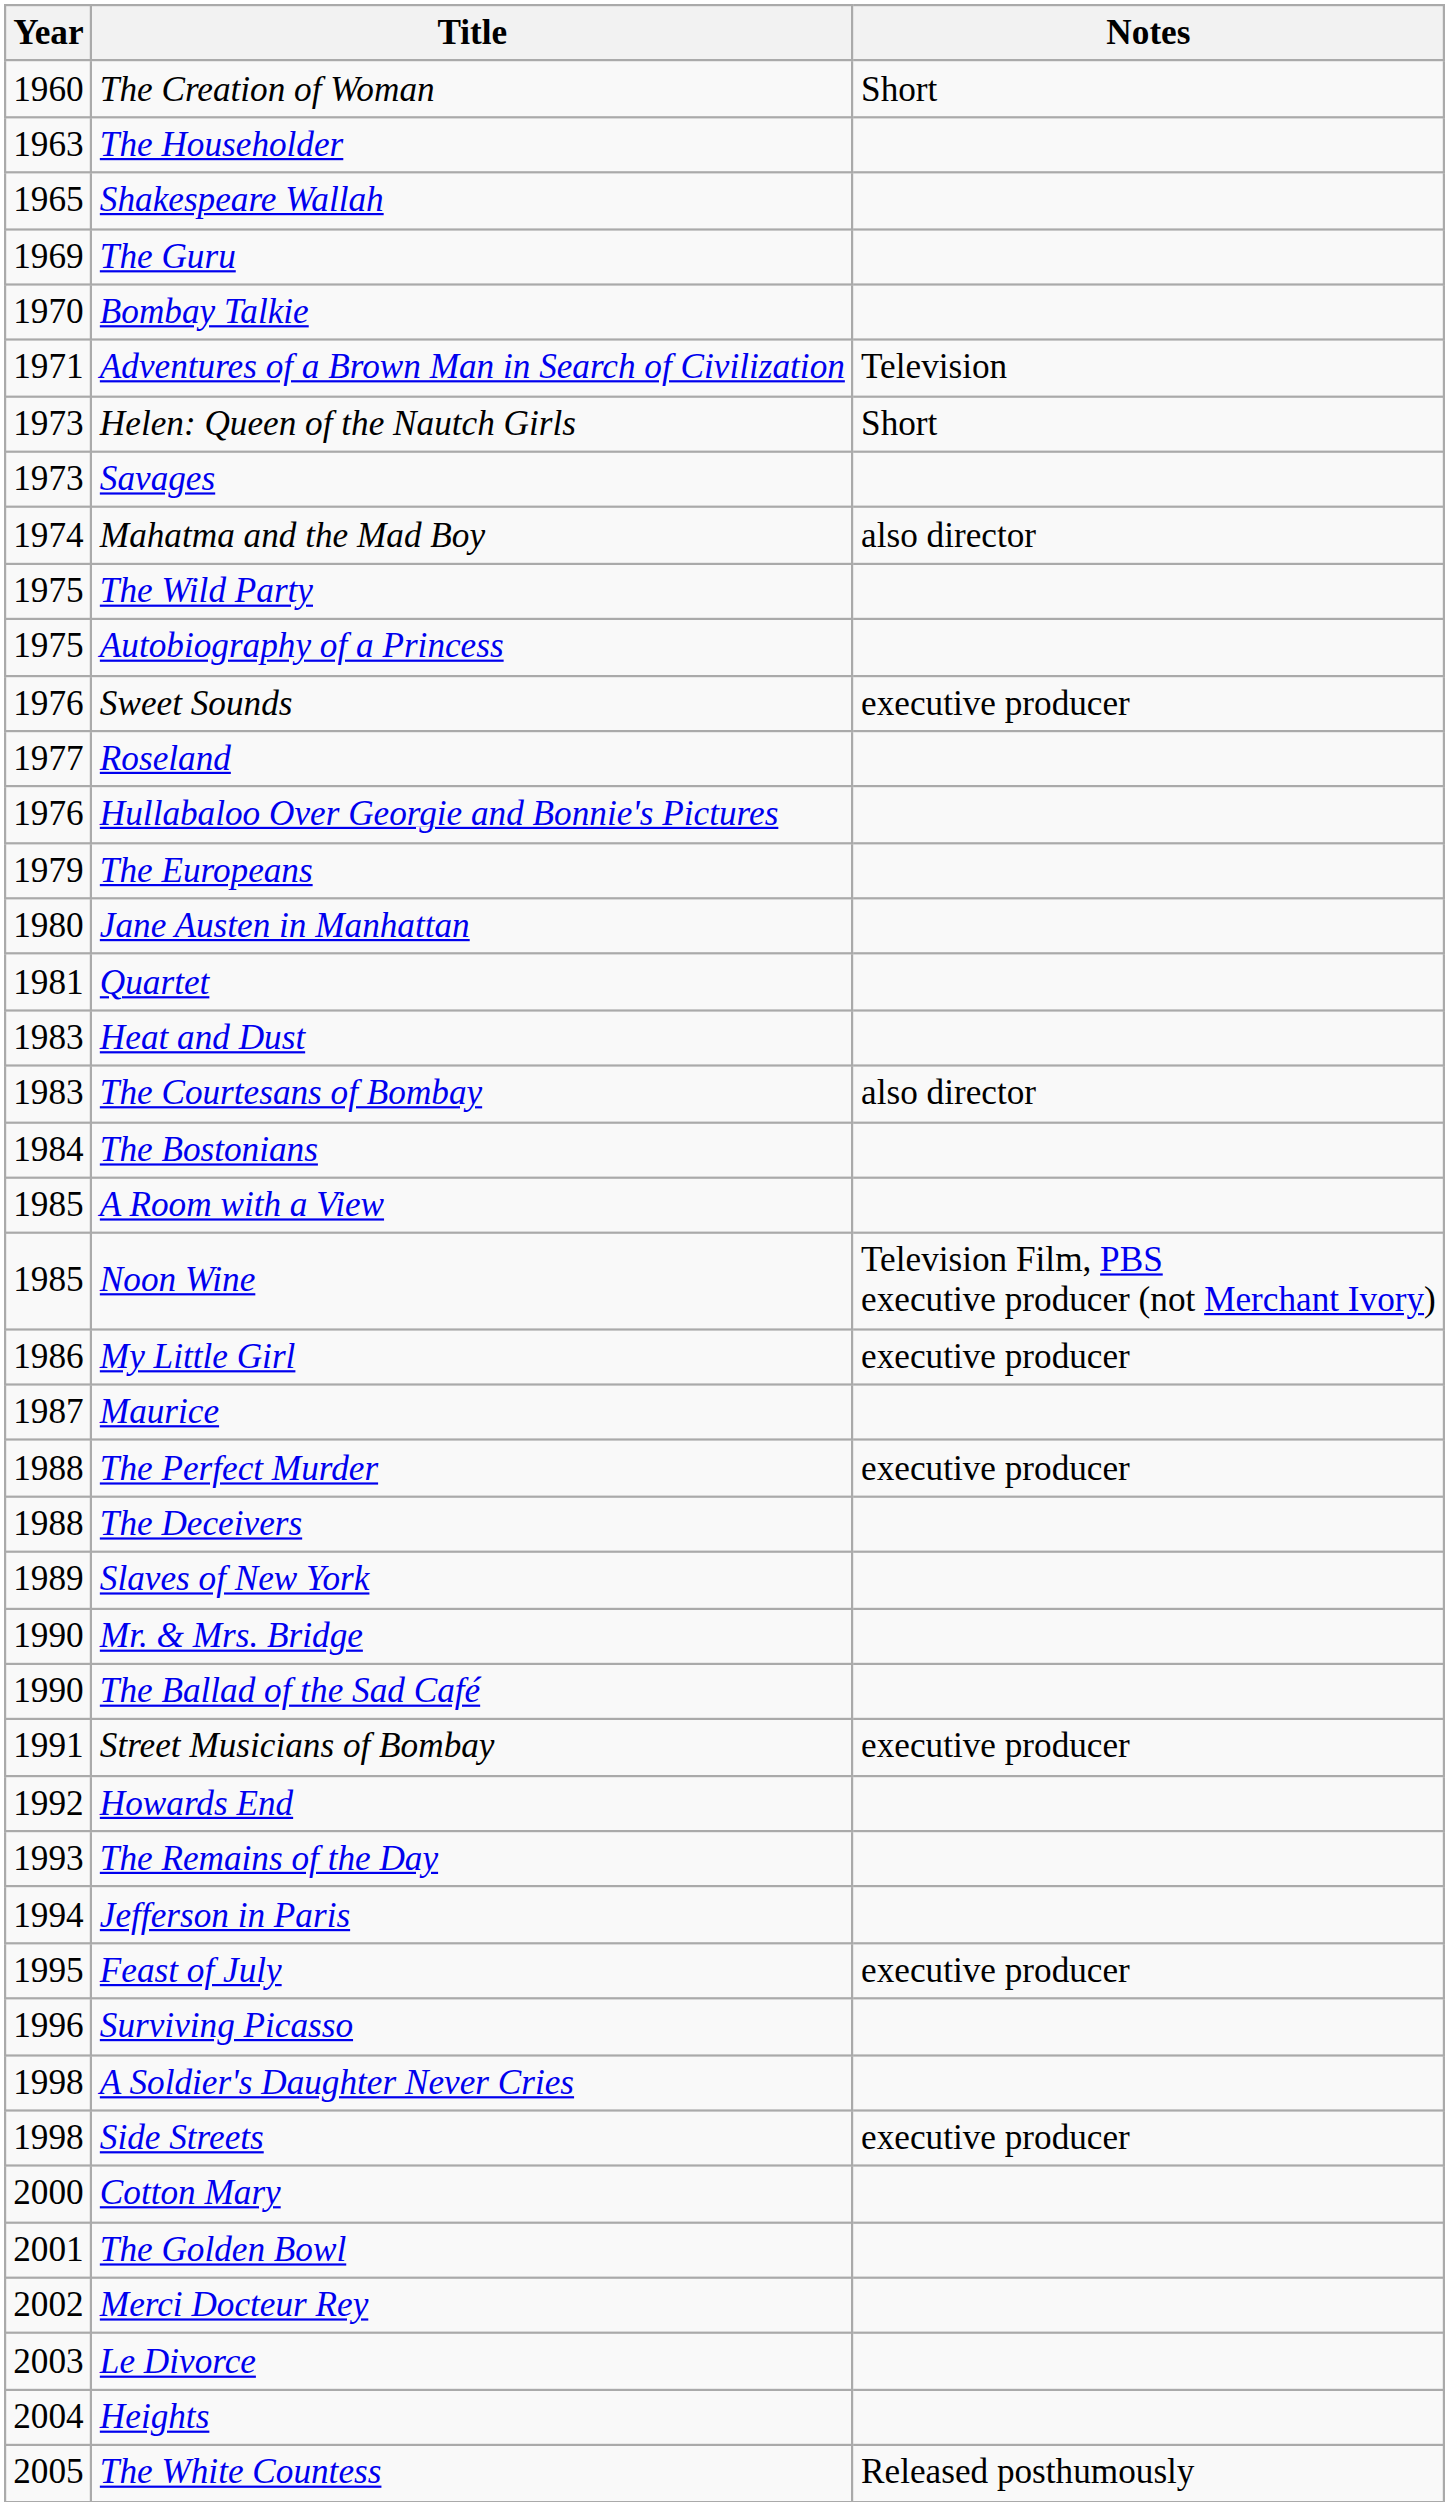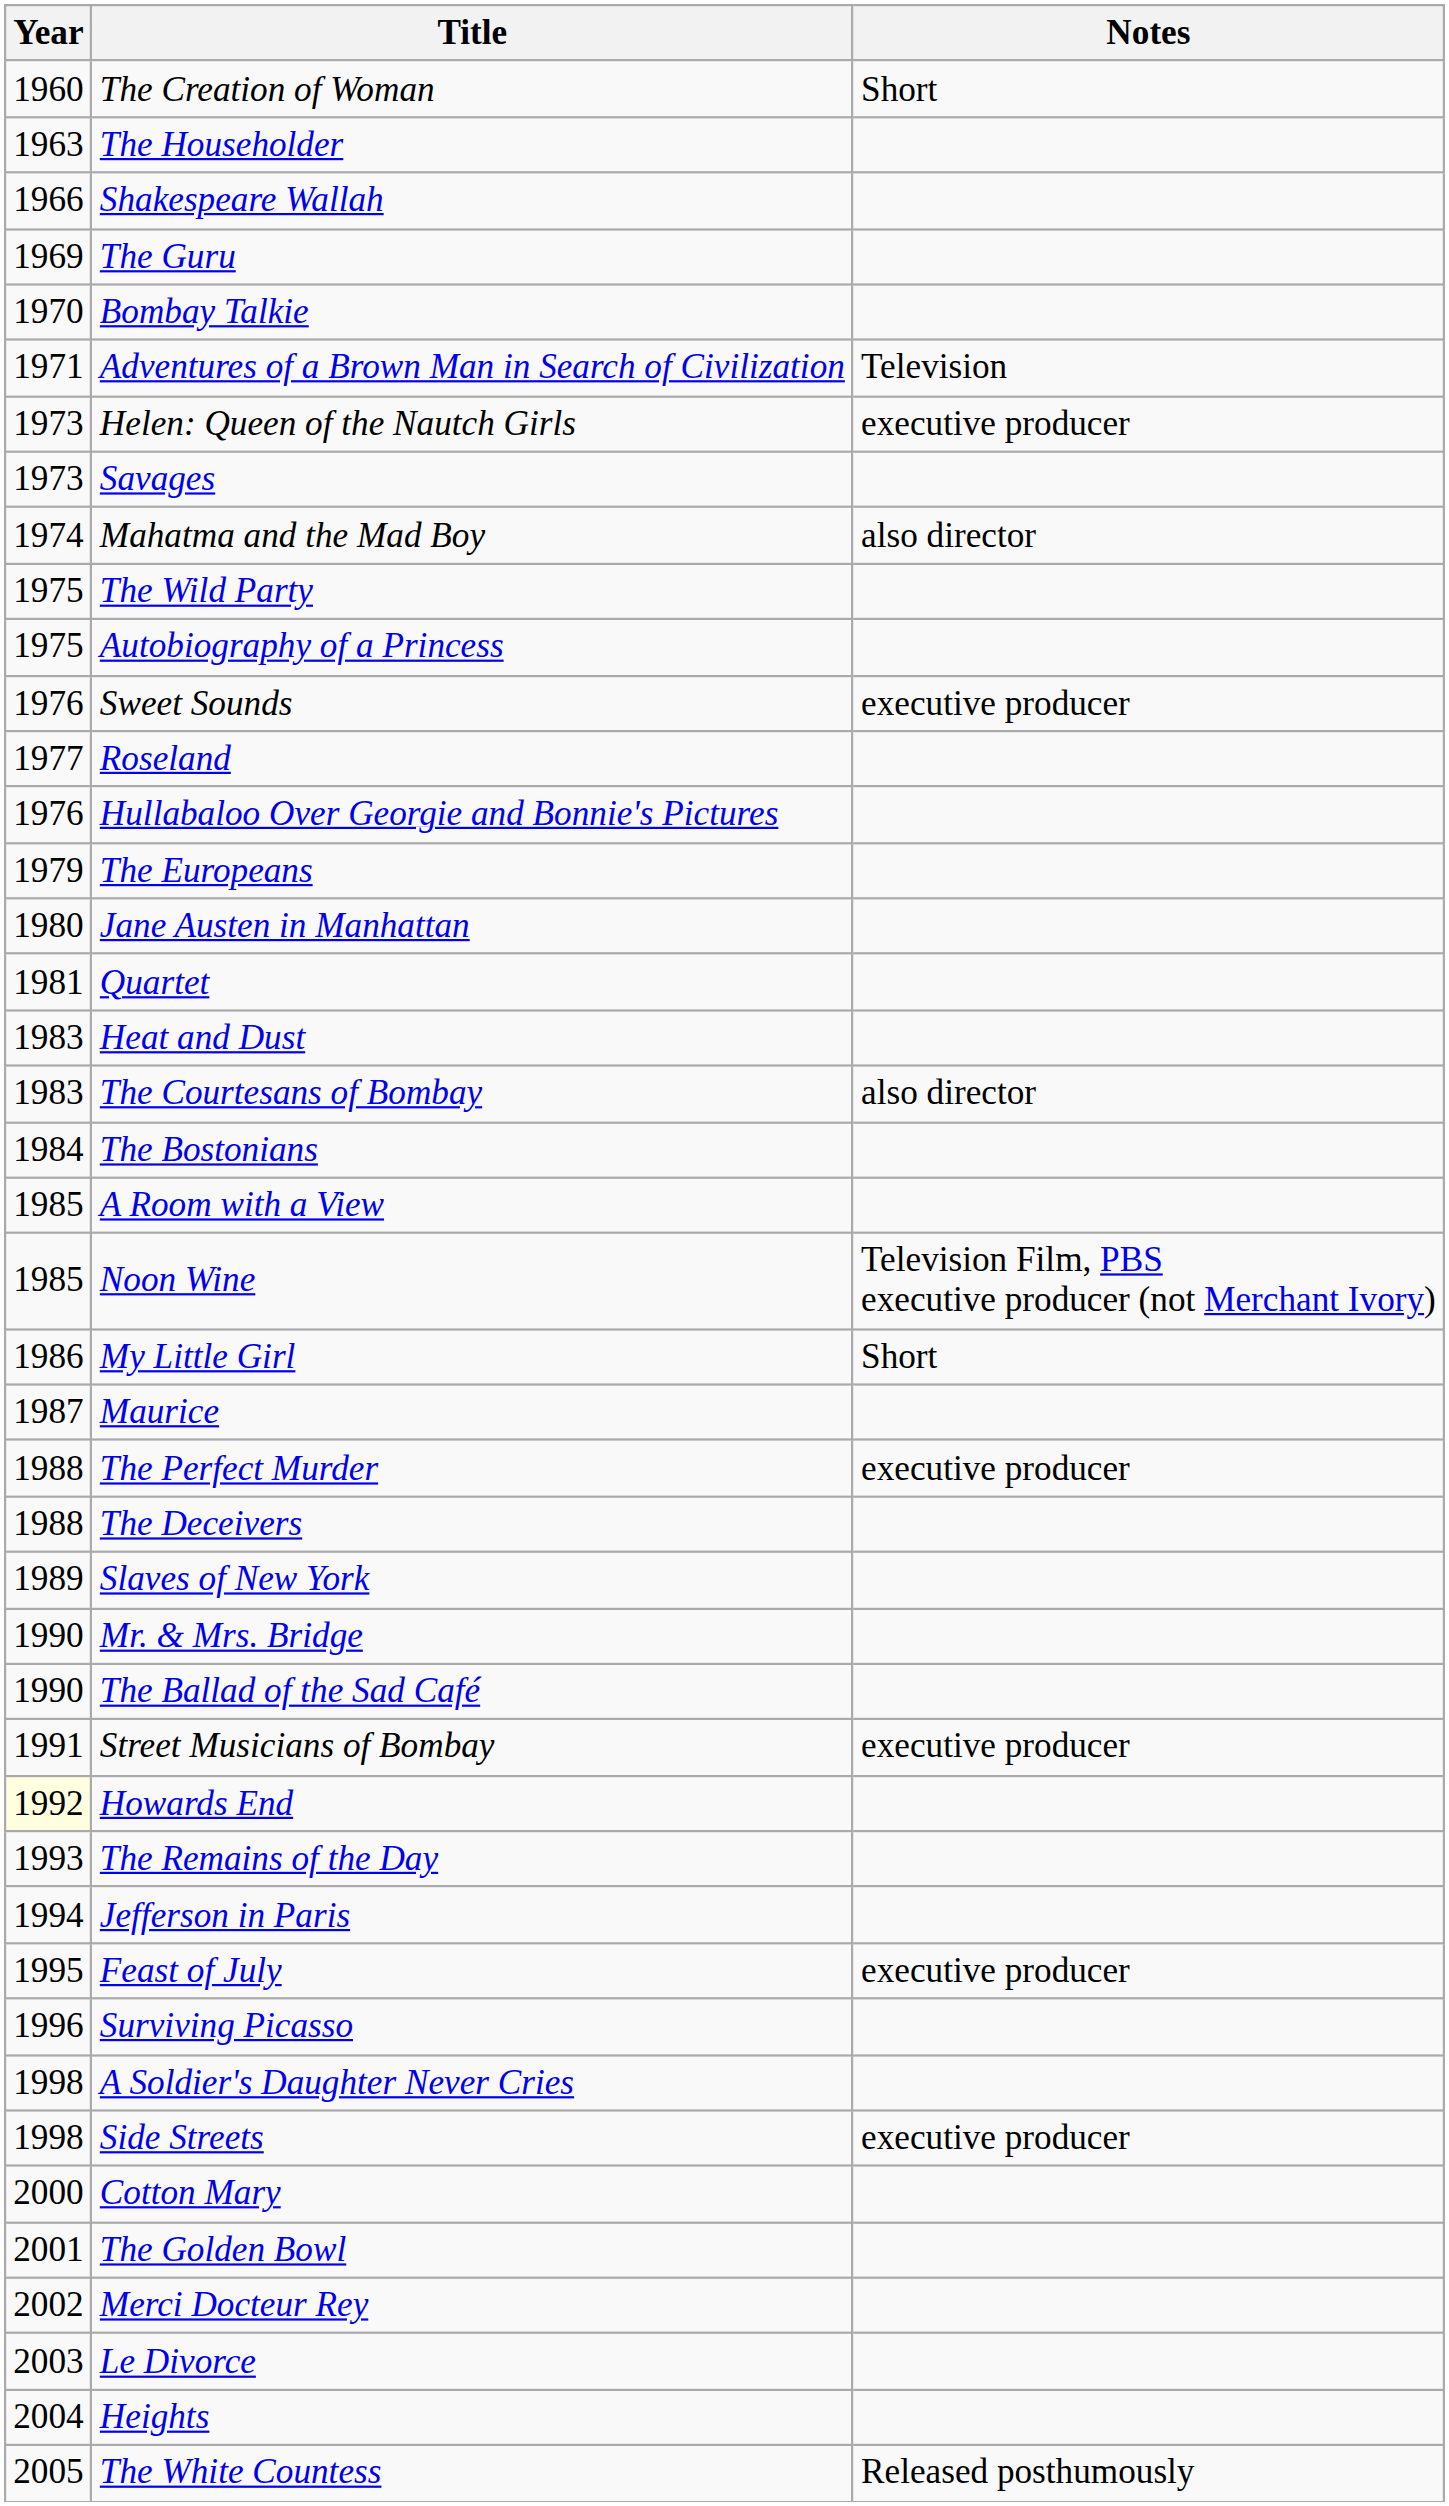(48, 199) 1965 -> (48, 199) 1966
(899, 423) Short -> (995, 423) executive producer
(995, 1355) executive producer -> (899, 1355) Short
(48, 1802) no background -> (48, 1802) lightyellow background
